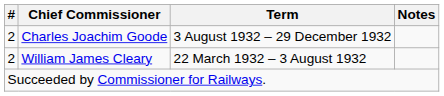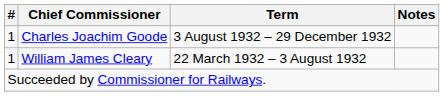(11, 36) 2 -> (11, 36) 1
(11, 58) 2 -> (11, 58) 1
